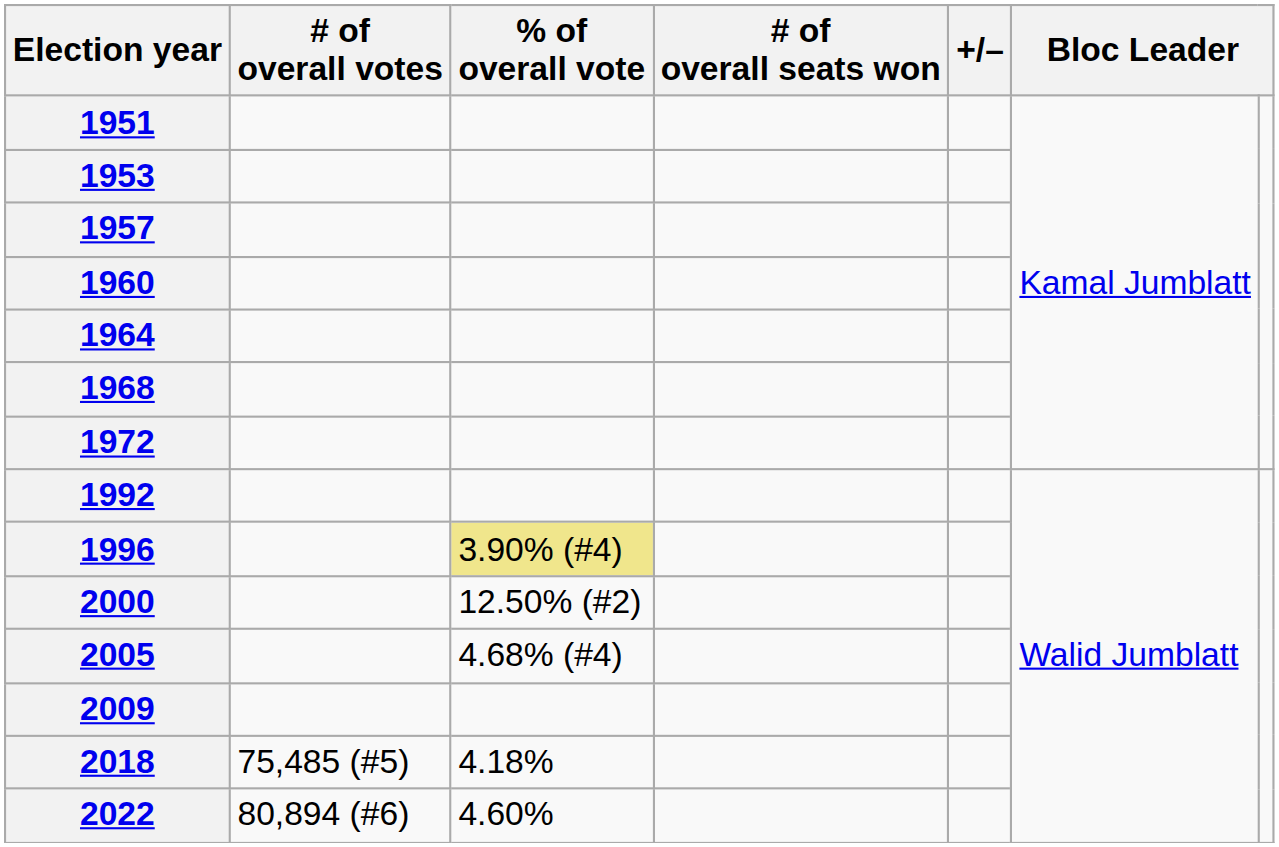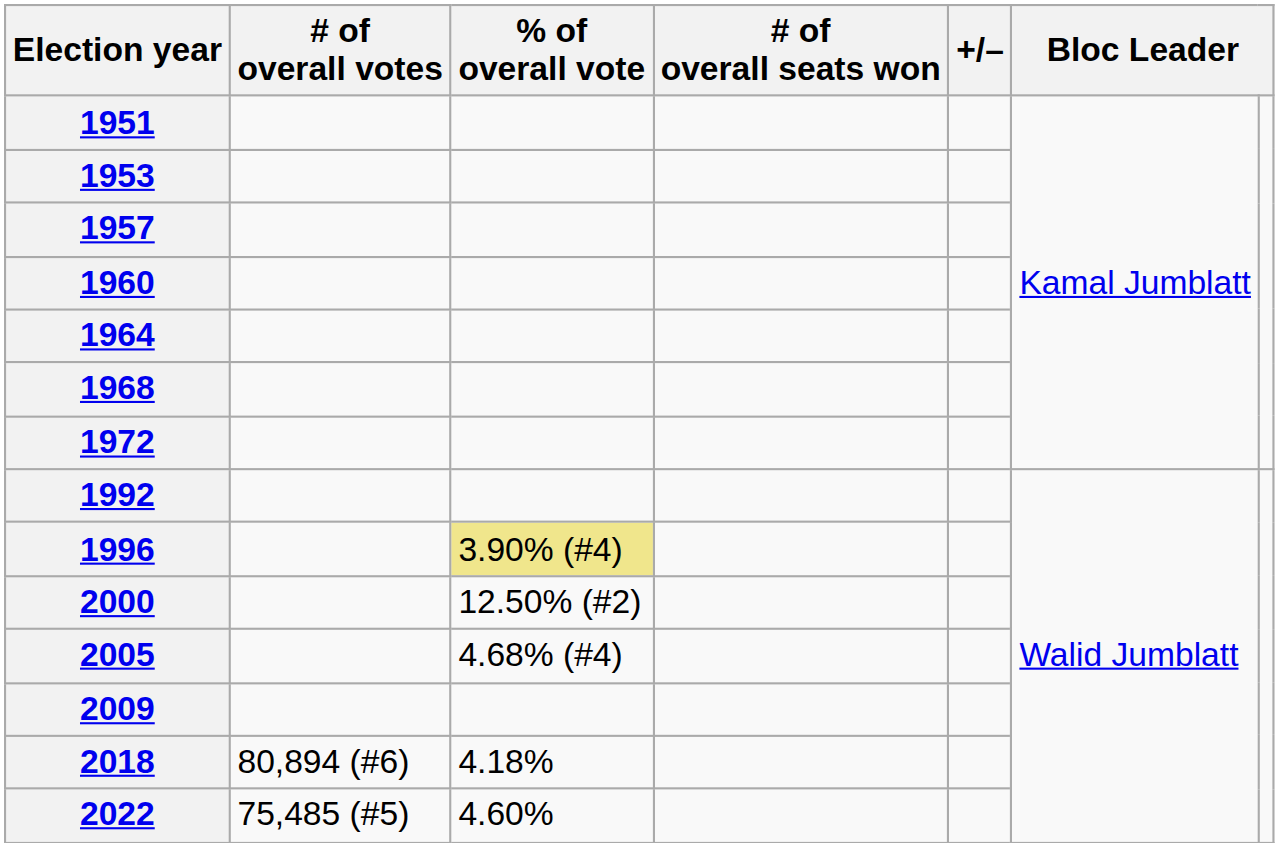(323, 761) 75,485 (#5) -> (323, 761) 80,894 (#6)
(323, 814) 80,894 (#6) -> (323, 814) 75,485 (#5)
